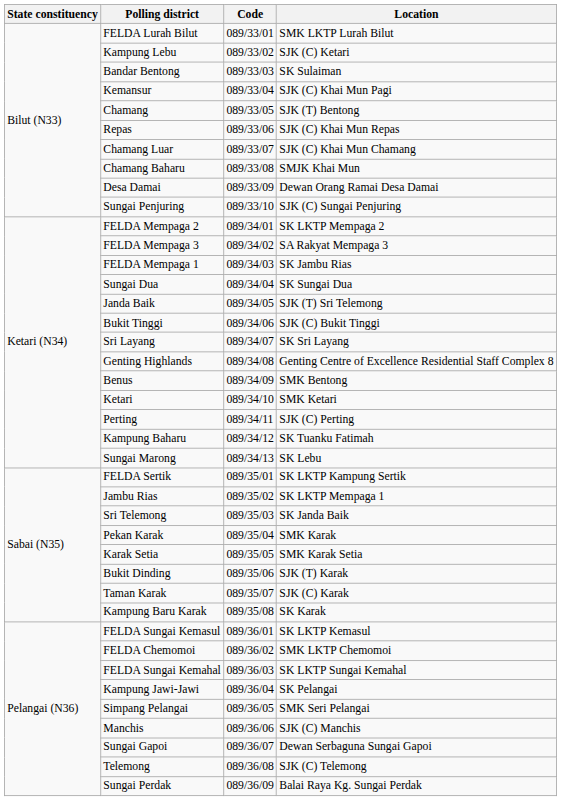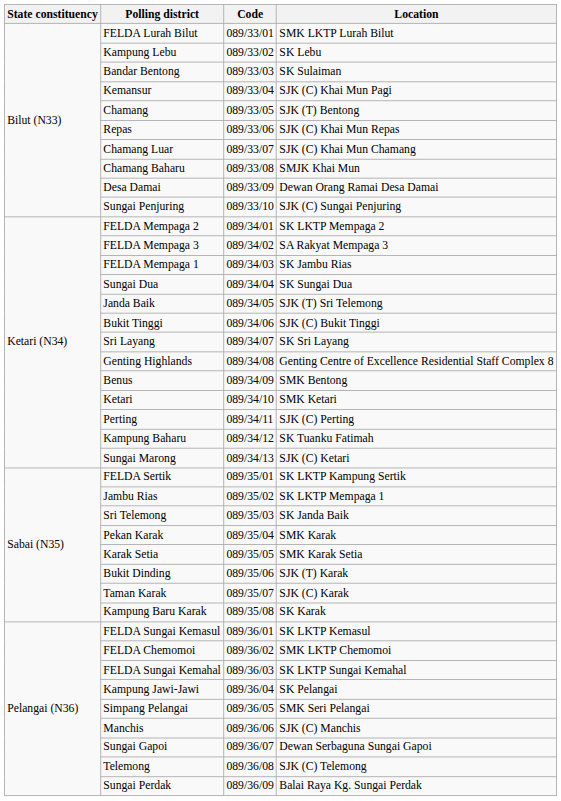(314, 52) SJK (C) Ketari -> (300, 52) SK Lebu
(300, 457) SK Lebu -> (314, 457) SJK (C) Ketari
